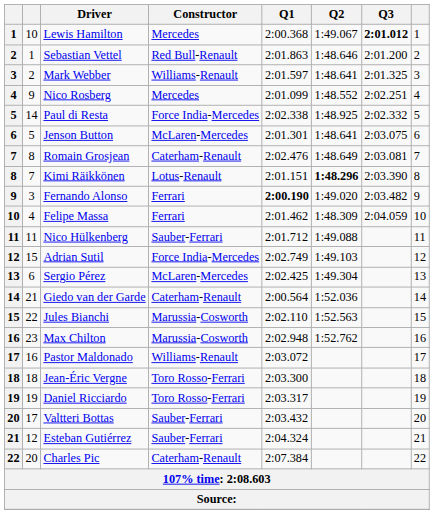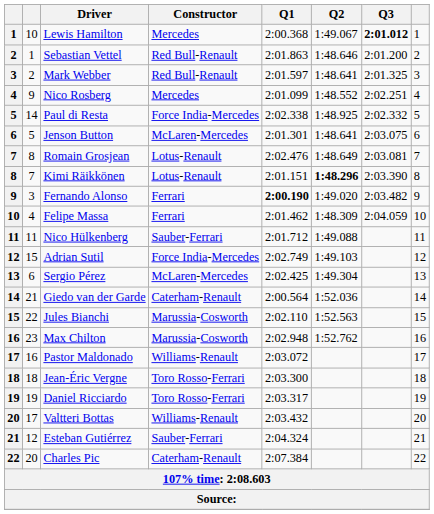(195, 74) Williams-Renault -> (194, 74) Red Bull-Renault
(196, 155) Caterham-Renault -> (186, 155) Lotus-Renault
(187, 418) Sauber-Ferrari -> (195, 418) Williams-Renault
